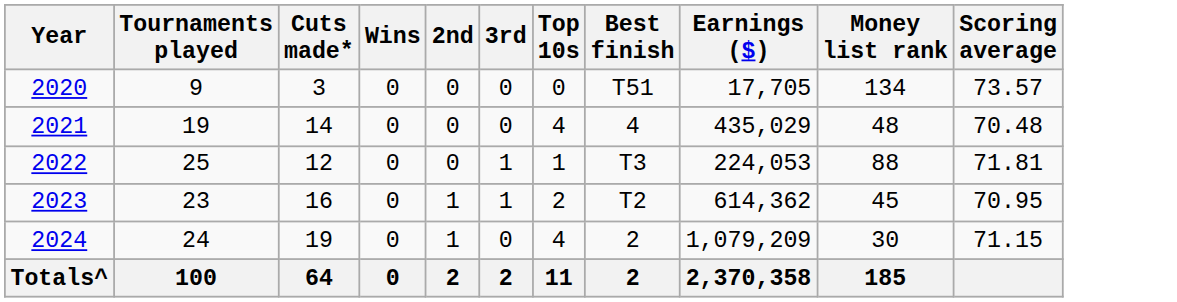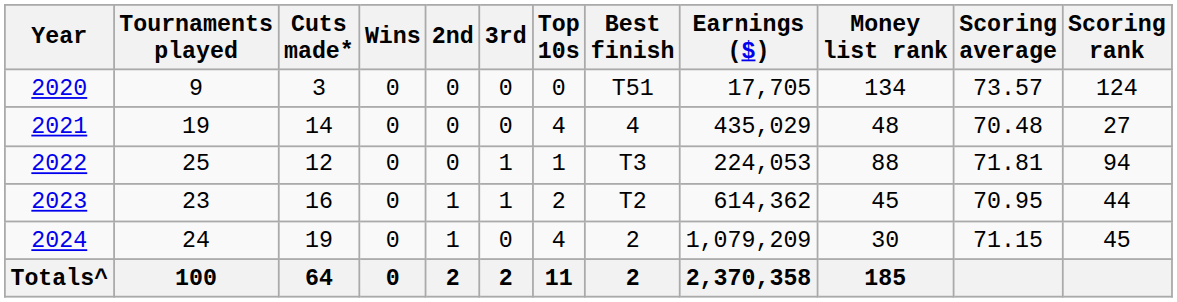+ column: (1117, 37)
